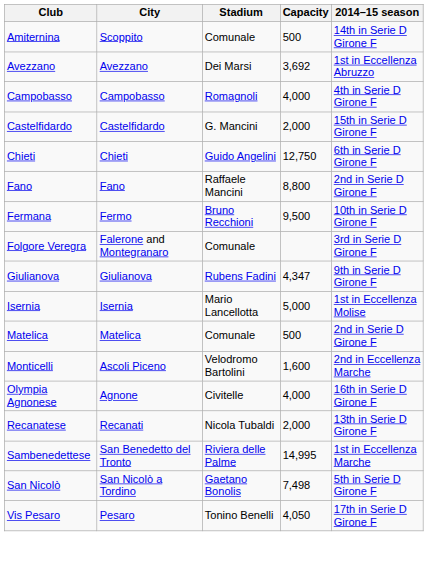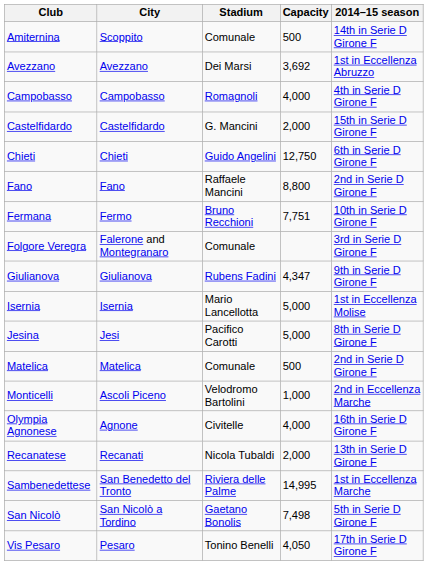(296, 216) 9,500 -> (296, 216) 7,751
+ row: (23, 336)
(296, 366) 1,600 -> (296, 396) 1,000
